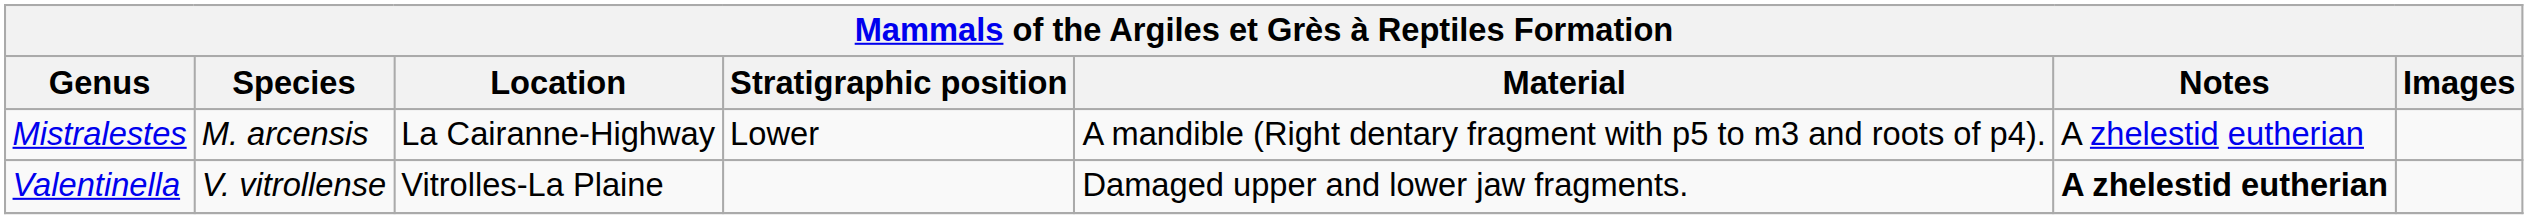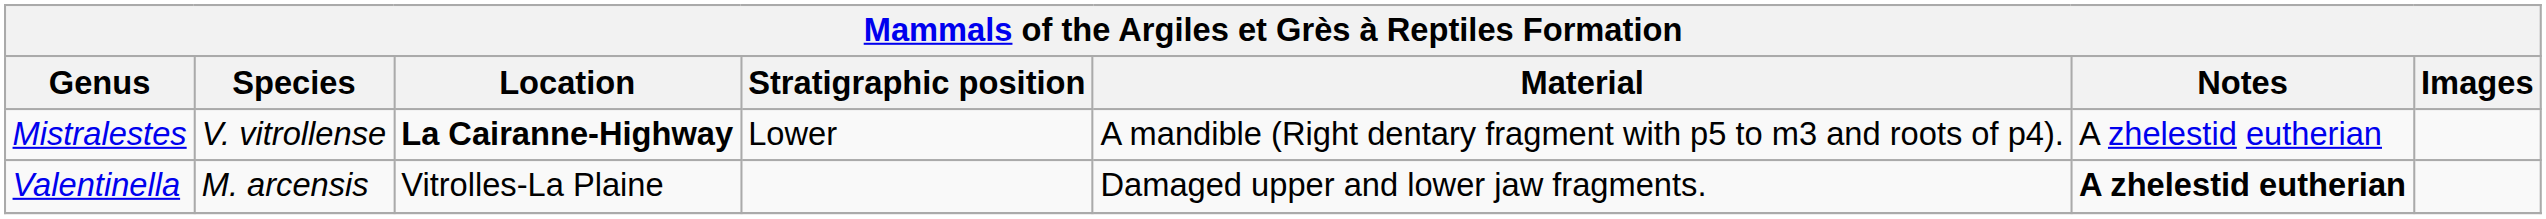(285, 133) M. arcensis -> (294, 133) V. vitrollense
(558, 133) normal -> (567, 133) bold
(294, 185) V. vitrollense -> (285, 185) M. arcensis
